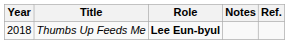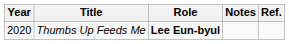(19, 30) 2018 -> (19, 30) 2020
